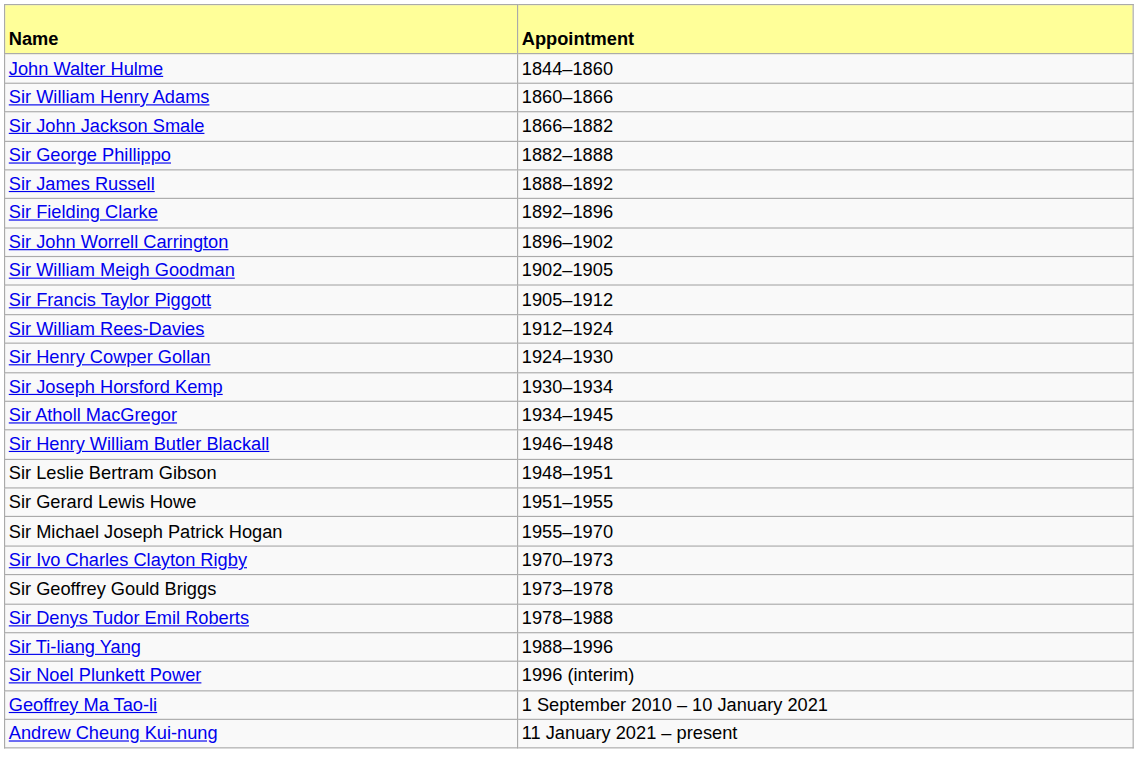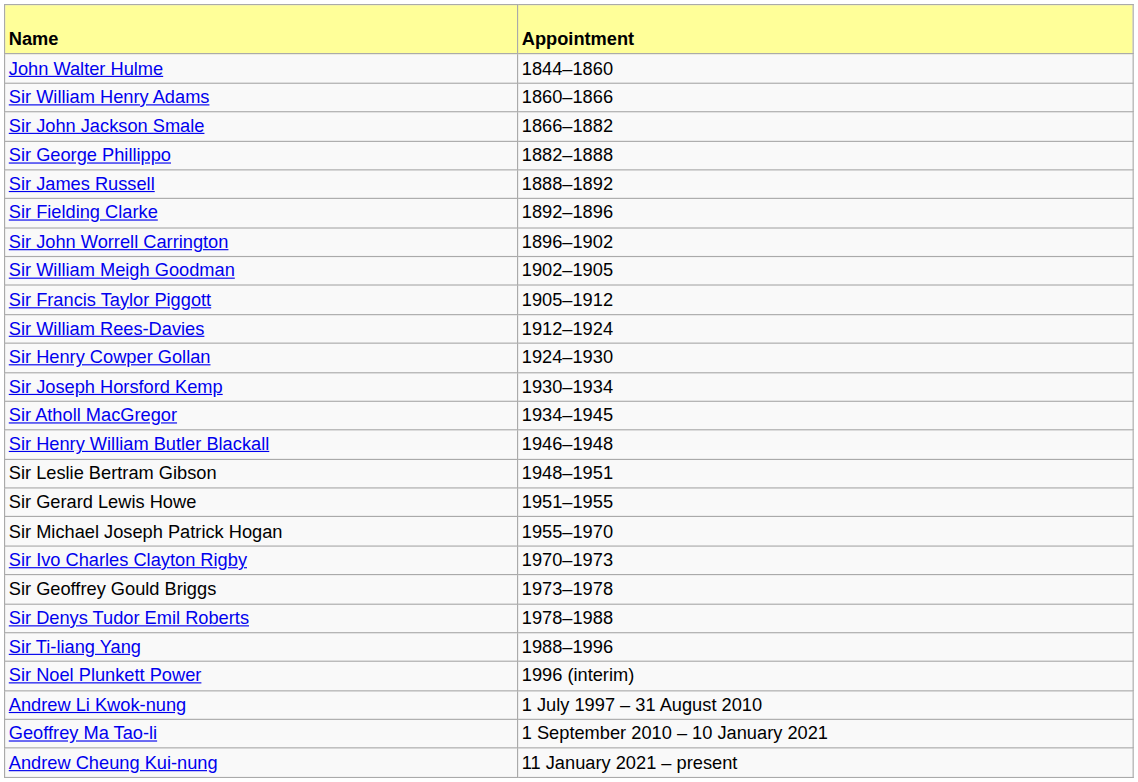+ row: (97, 704)
